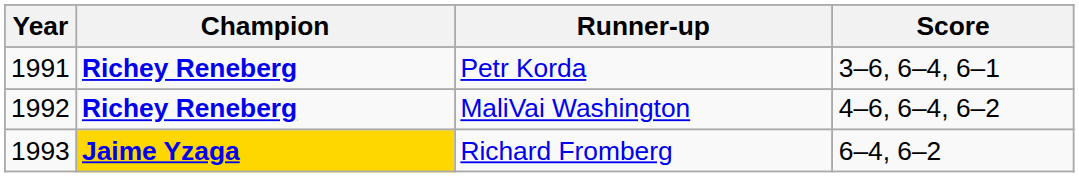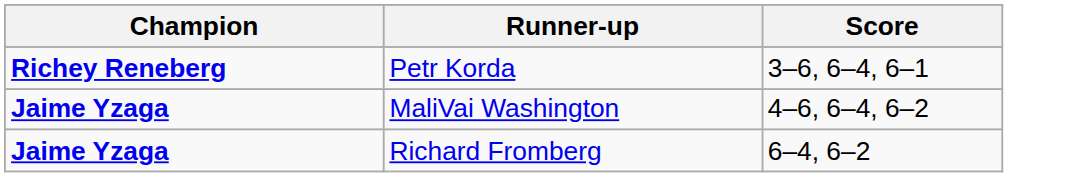- column: (40, 26)
(190, 109) Richey Reneberg -> (90, 109) Jaime Yzaga
(161, 151) gold background -> (90, 151) no background
